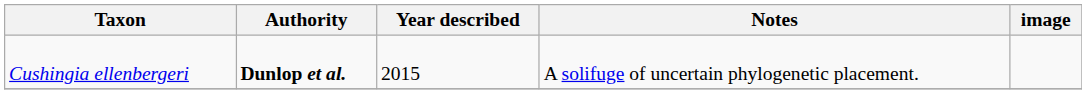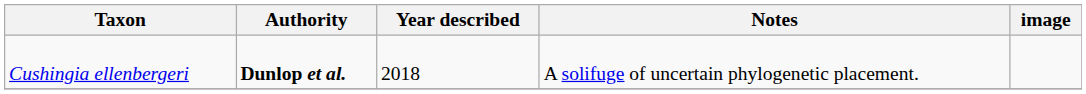(401, 72) 2015 -> (401, 72) 2018
